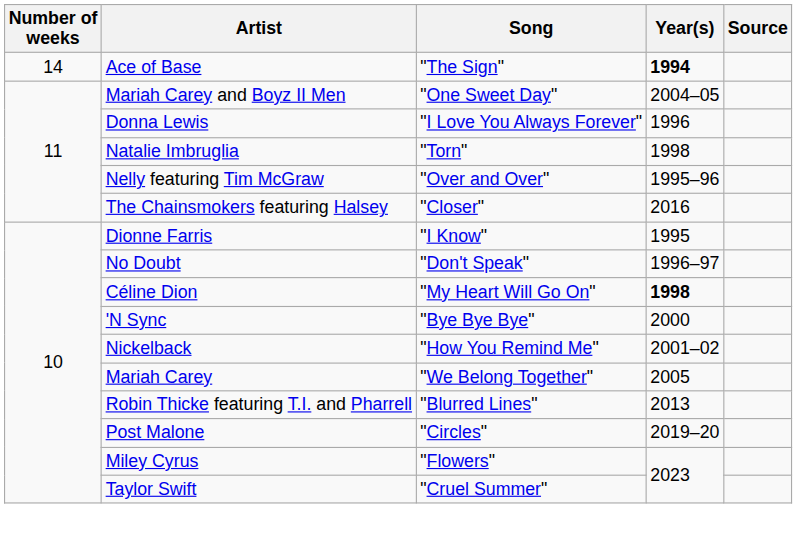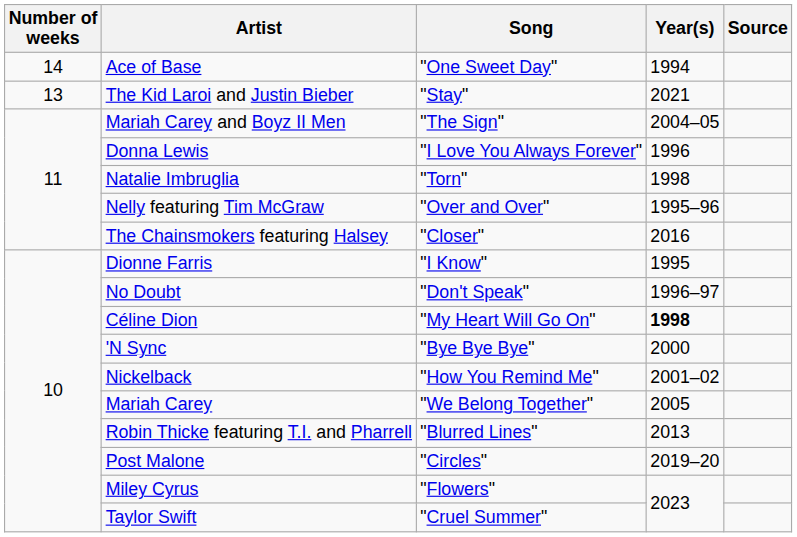(462, 66) "The Sign" -> (489, 66) "One Sweet Day"
(670, 66) bold -> (670, 66) normal
+ row: (230, 94)
(489, 94) "One Sweet Day" -> (462, 123) "The Sign"
